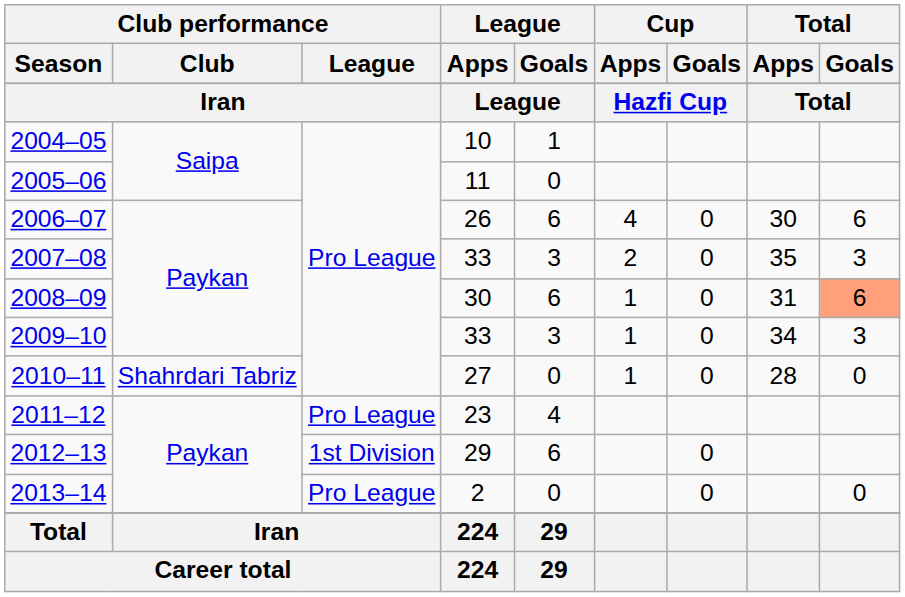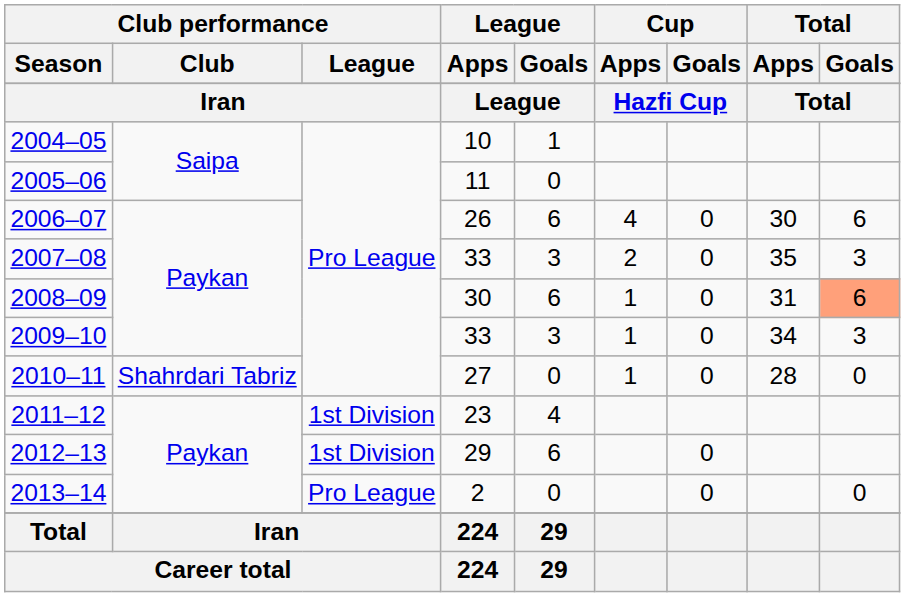(372, 414) Pro League -> (372, 414) 1st Division
